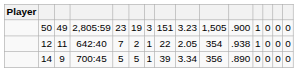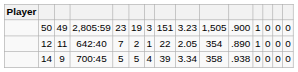(241, 43) .938 -> (241, 43) .890
(149, 59) 1 -> (149, 59) 4
(214, 59) 356 -> (214, 59) 358
(241, 59) .890 -> (241, 59) .938
